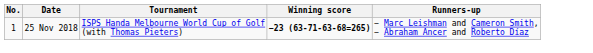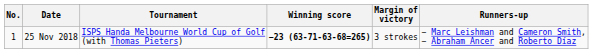+ column: (396, 16)
